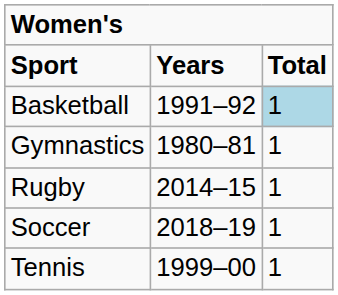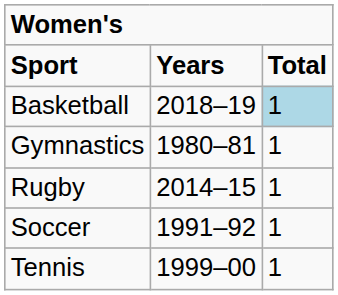(206, 106) 1991–92 -> (206, 106) 2018–19
(206, 227) 2018–19 -> (206, 227) 1991–92
